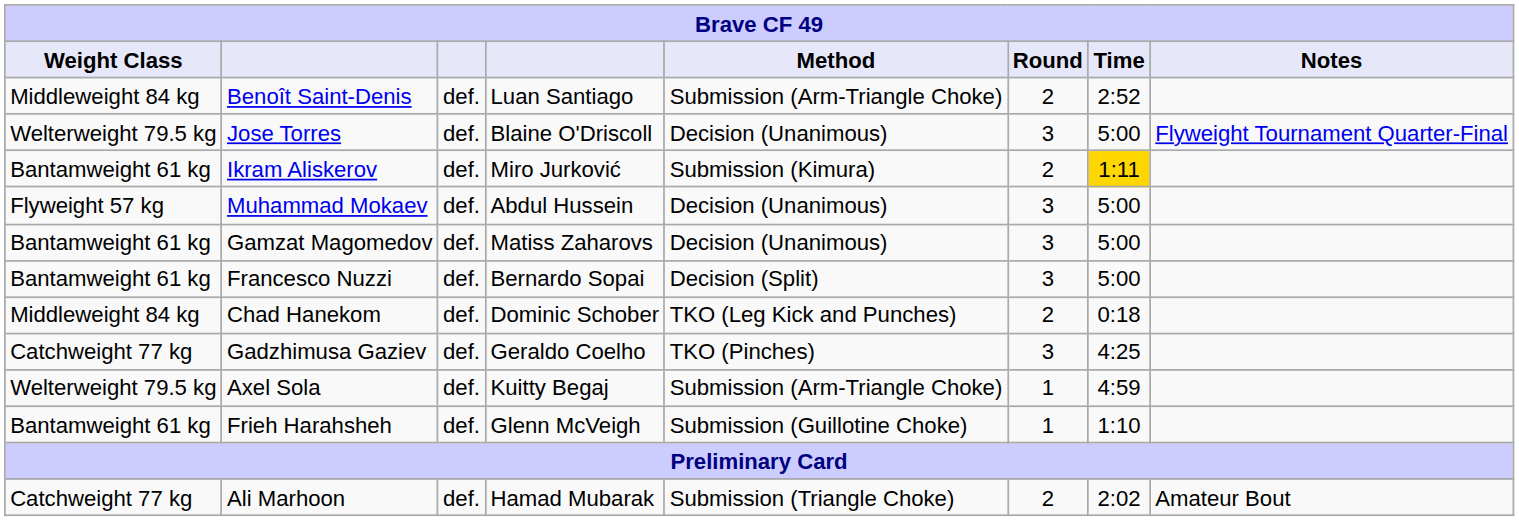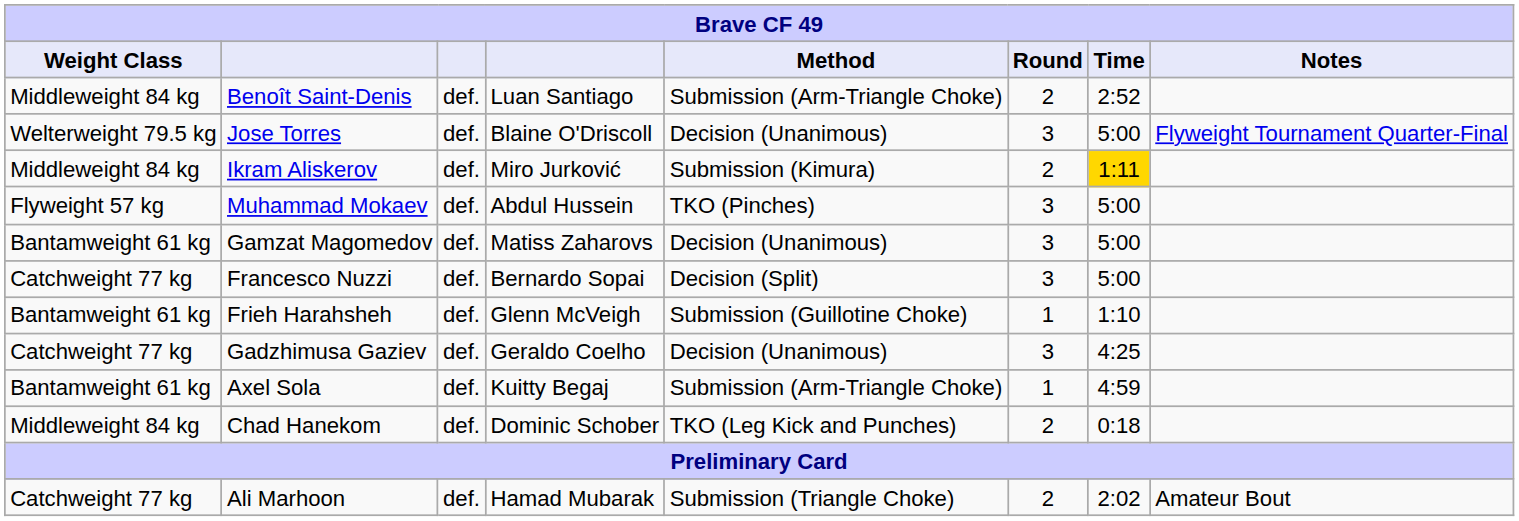(110, 169) Bantamweight 61 kg -> (105, 169) Middleweight 84 kg
(779, 205) Decision (Unanimous) -> (742, 205) TKO (Pinches)
(110, 278) Bantamweight 61 kg -> (101, 278) Catchweight 77 kg
rows swapped: (304, 315) <-> (309, 424)
(742, 351) TKO (Pinches) -> (779, 351) Decision (Unanimous)
(113, 388) Welterweight 79.5 kg -> (110, 388) Bantamweight 61 kg
